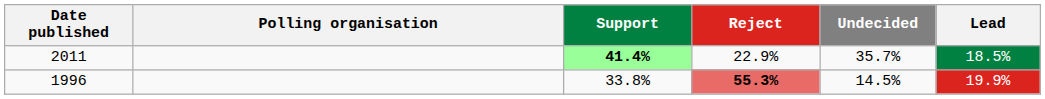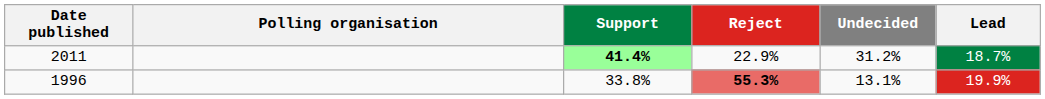(878, 58) 35.7% -> (878, 58) 31.2%
(988, 58) 18.5% -> (988, 58) 18.7%
(878, 82) 14.5% -> (878, 82) 13.1%
